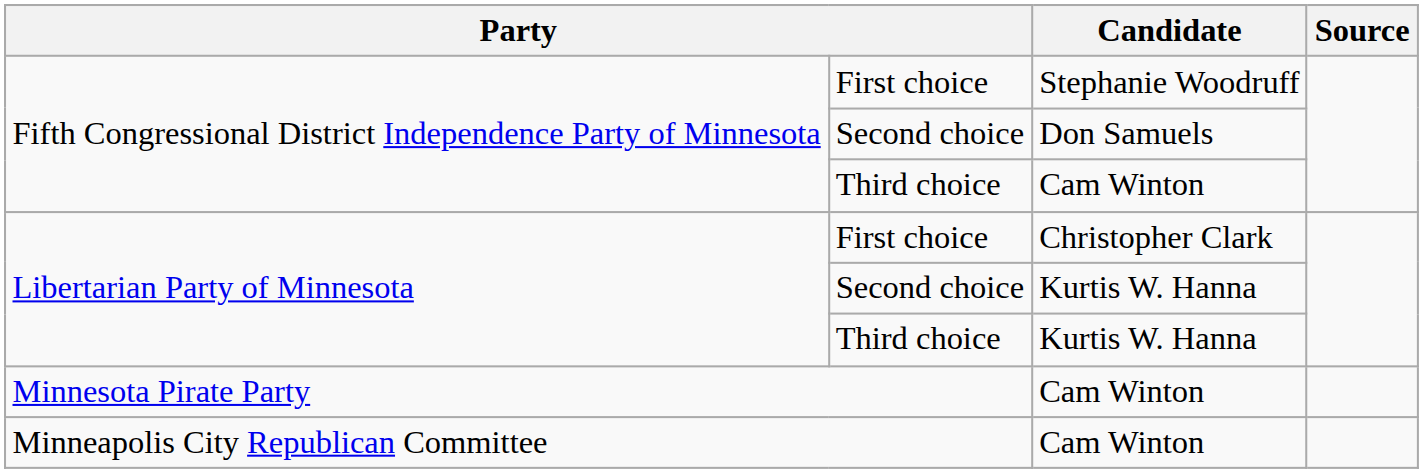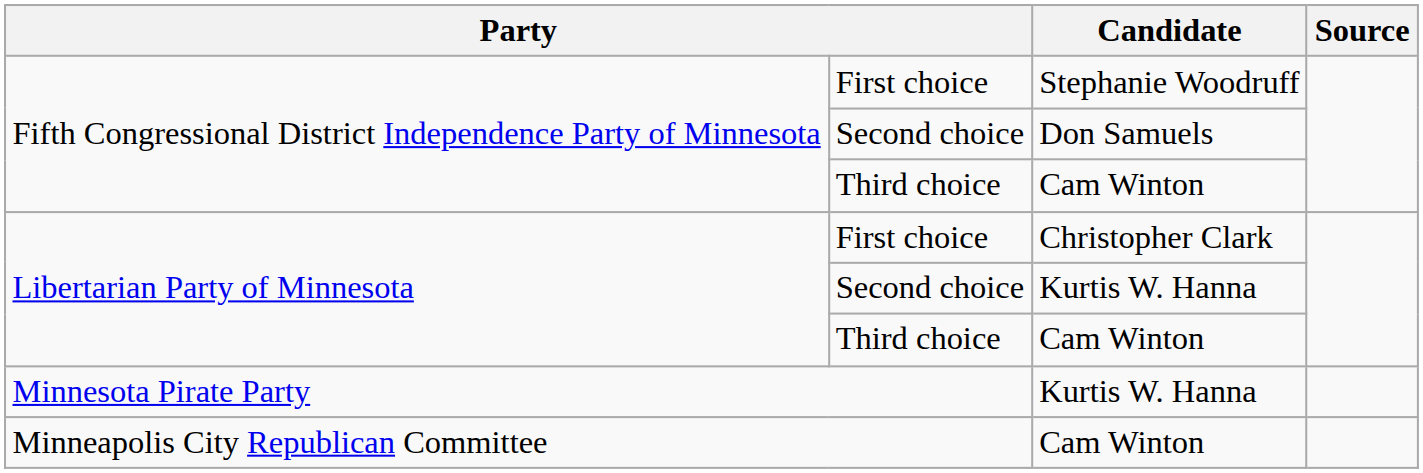(1148, 339) Kurtis W. Hanna -> (1122, 339) Cam Winton
(1122, 390) Cam Winton -> (1148, 390) Kurtis W. Hanna
